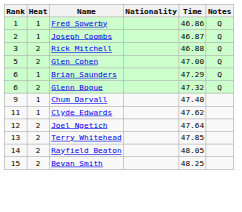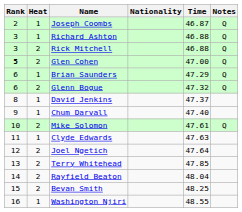- row: (79, 23)
+ row: (84, 36)
(16, 62) normal -> (16, 62) bold
+ row: (82, 100)
+ row: (79, 125)
(192, 112) 47.62 -> (197, 138) 47.63
(192, 150) 48.05 -> (197, 176) 48.04
+ row: (89, 201)
